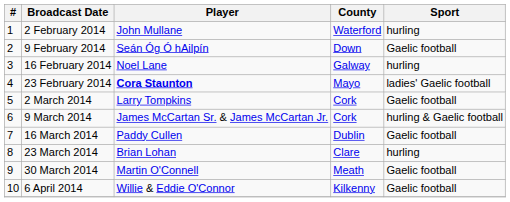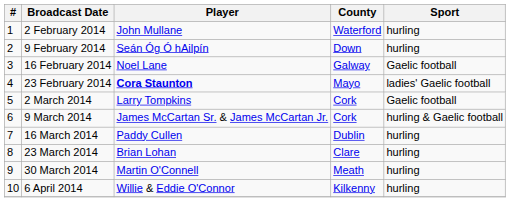(421, 48) Gaelic football -> (403, 48) hurling
(403, 65) hurling -> (421, 65) Gaelic football
(421, 135) Gaelic football -> (403, 135) hurling
(421, 170) Gaelic football -> (403, 170) hurling
(421, 188) Gaelic football -> (403, 188) hurling
